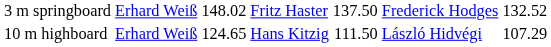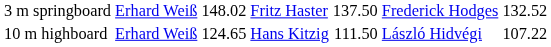(525, 33) 107.29 -> (525, 33) 107.22
